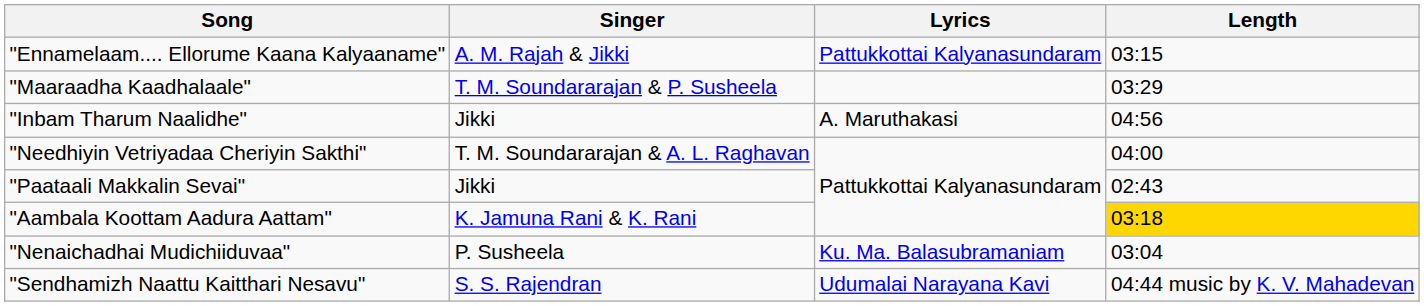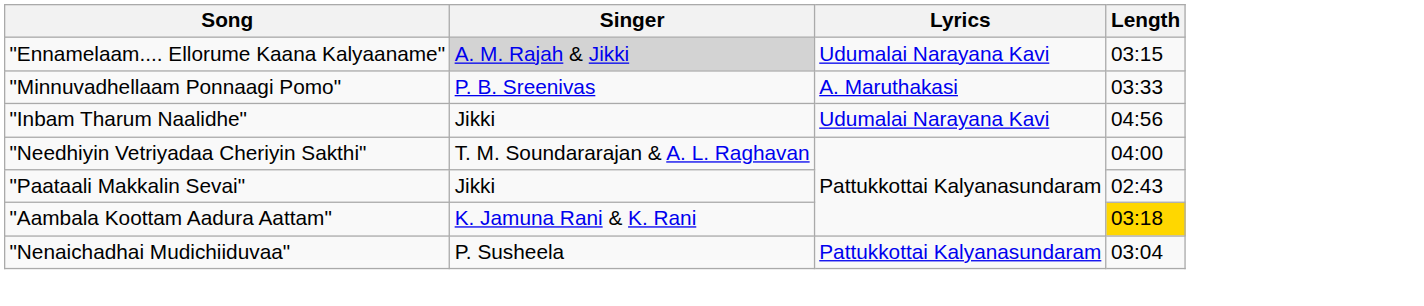(542, 53) no background -> (542, 53) lightgrey background
(960, 53) Pattukkottai Kalyanasundaram -> (934, 53) Udumalai Narayana Kavi
+ row: (175, 86)
- row: (130, 86)
(889, 119) A. Maruthakasi -> (934, 119) Udumalai Narayana Kavi
(942, 251) Ku. Ma. Balasubramaniam -> (960, 251) Pattukkottai Kalyanasundaram
- row: (187, 284)
